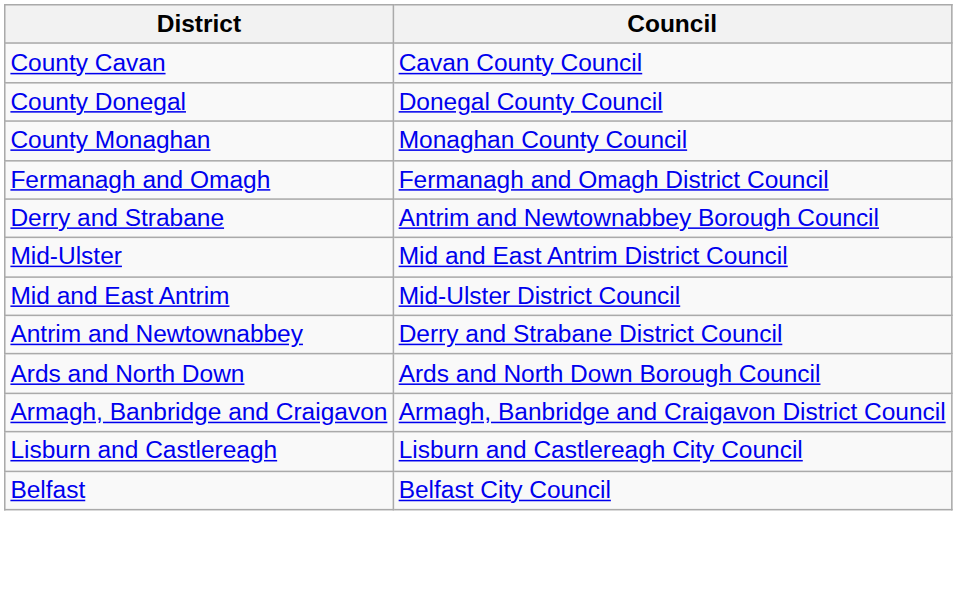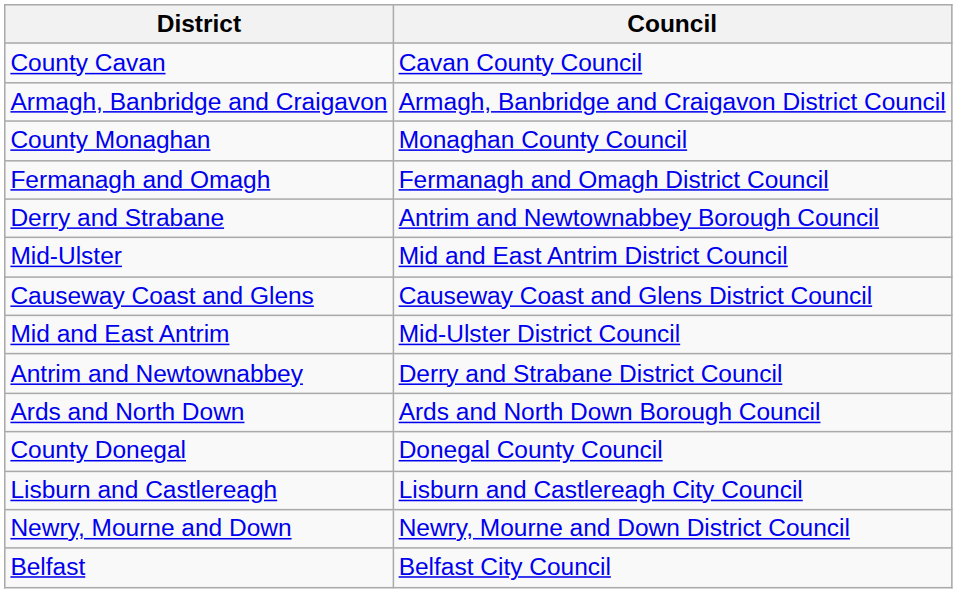rows swapped: (98, 101) <-> (199, 412)
+ row: (162, 295)
+ row: (151, 528)
